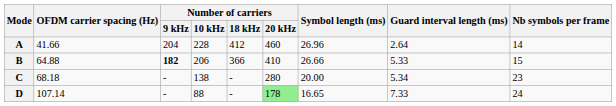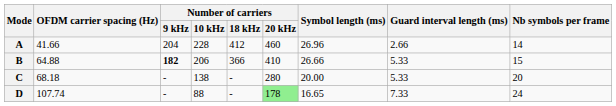(399, 45) 2.64 -> (399, 45) 2.66
(399, 77) 5.34 -> (399, 77) 5.33
(518, 77) 23 -> (518, 77) 20
(51, 93) 107.14 -> (51, 93) 107.74
